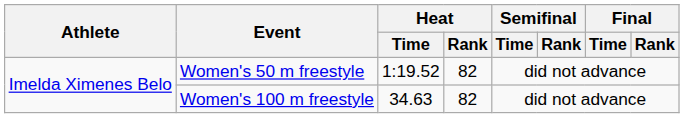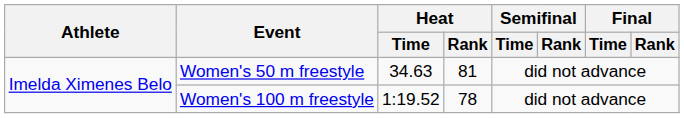(411, 72) 1:19.52 -> (411, 72) 34.63
(468, 72) 82 -> (468, 72) 81
(411, 99) 34.63 -> (411, 99) 1:19.52
(468, 99) 82 -> (468, 99) 78
